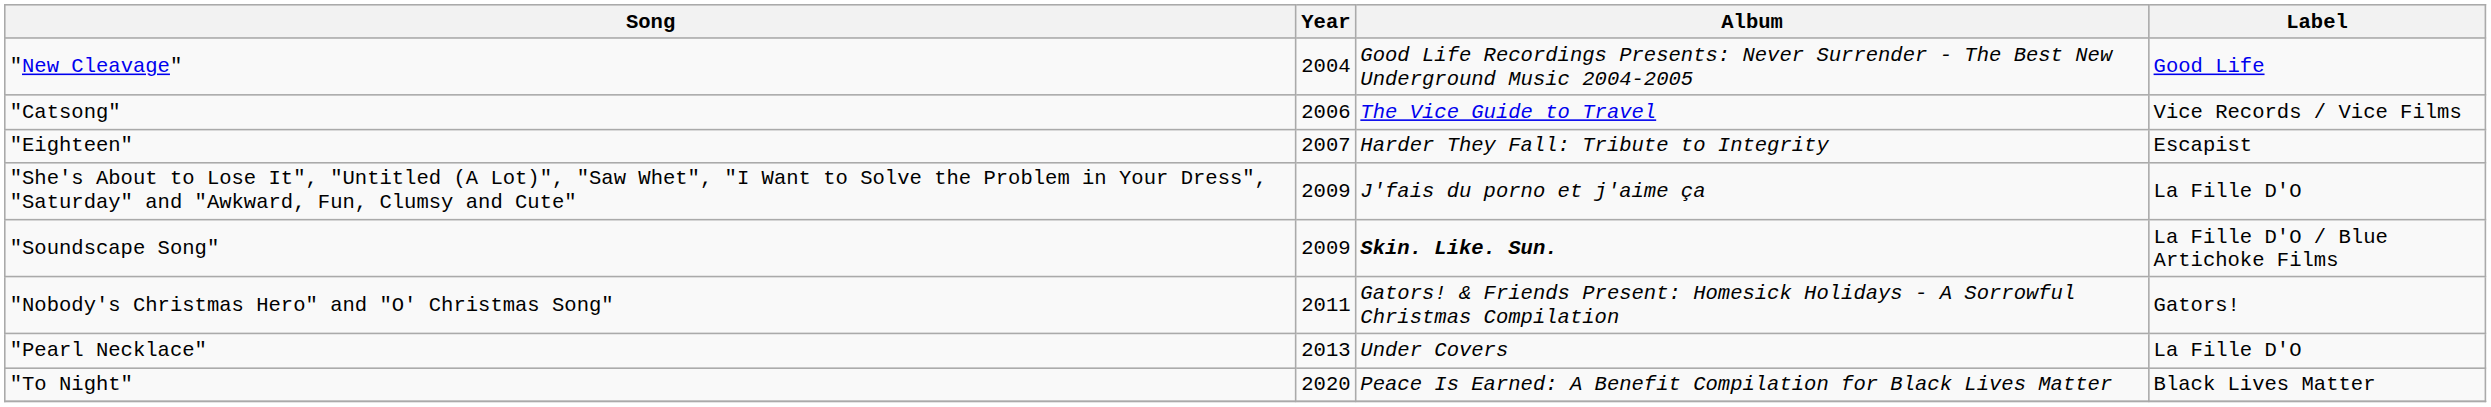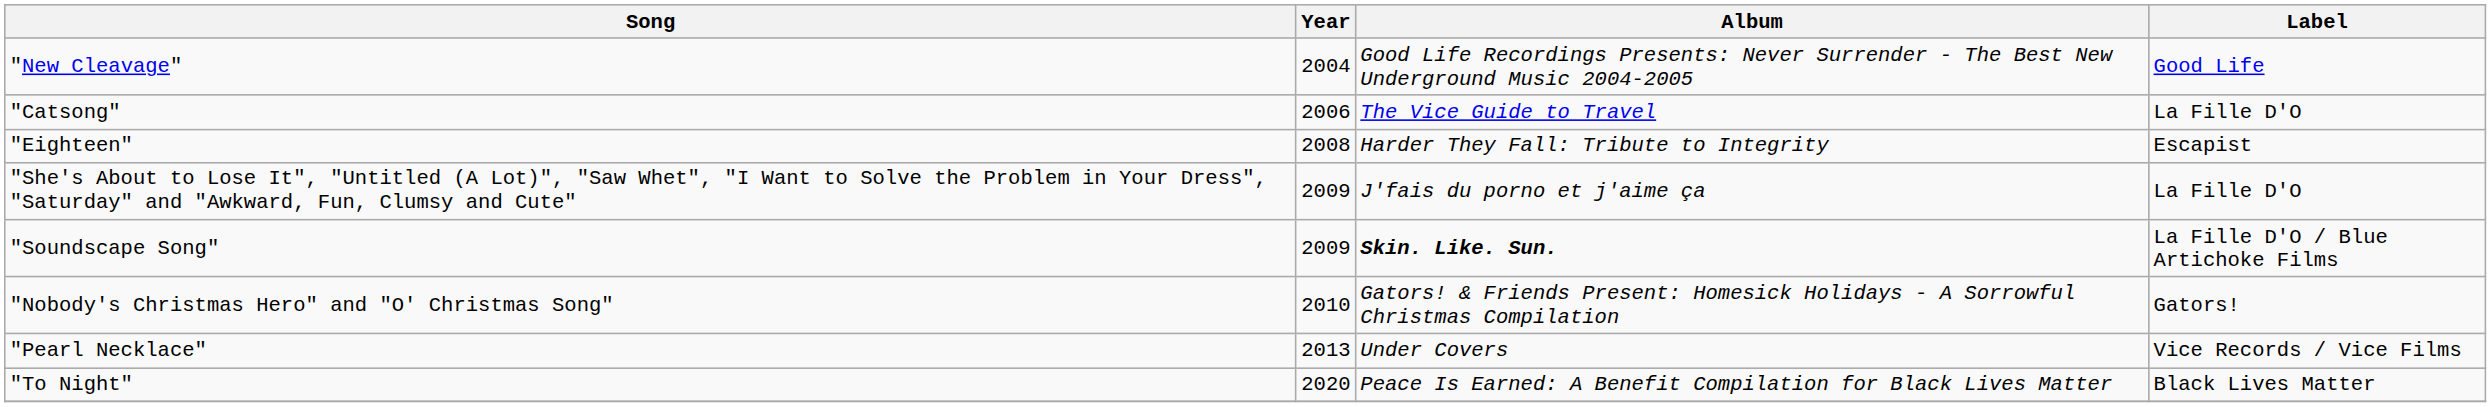(2308, 112) Vice Records / Vice Films -> (2228, 112) La Fille D'O
(1326, 146) 2007 -> (1326, 146) 2008
(1326, 305) 2011 -> (1326, 305) 2010
(2228, 351) La Fille D'O -> (2308, 351) Vice Records / Vice Films
